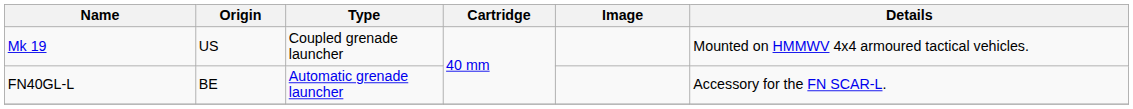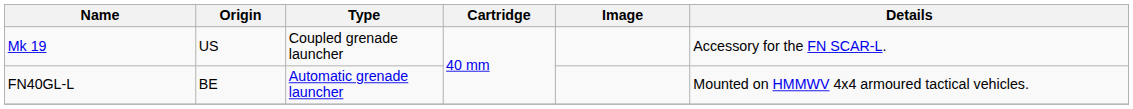(861, 46) Mounted on HMMWV 4x4 armoured tactical vehicles. -> (790, 46) Accessory for the FN SCAR-L.
(790, 84) Accessory for the FN SCAR-L. -> (861, 84) Mounted on HMMWV 4x4 armoured tactical vehicles.
